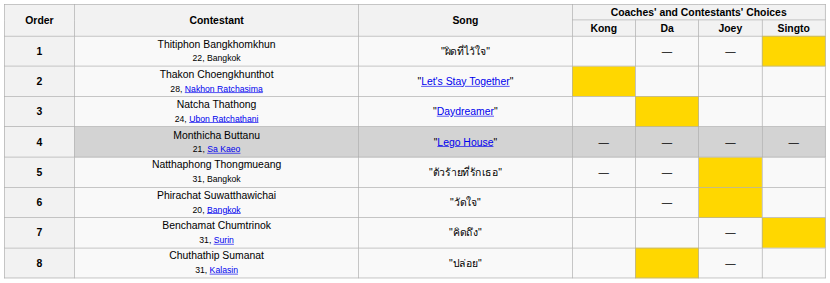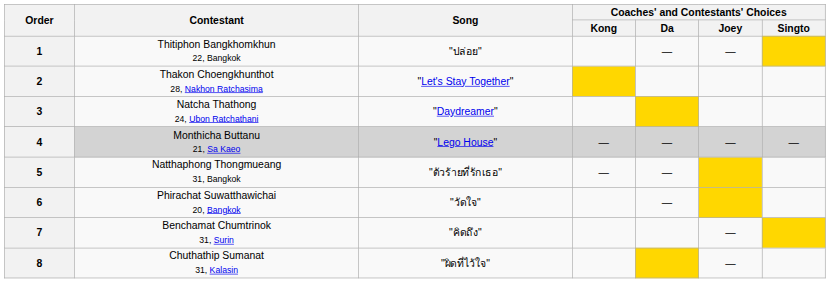(465, 51) "ผิดที่ไว้ใจ" -> (465, 51) "ปล่อย"
(465, 263) "ปล่อย" -> (465, 263) "ผิดที่ไว้ใจ"
